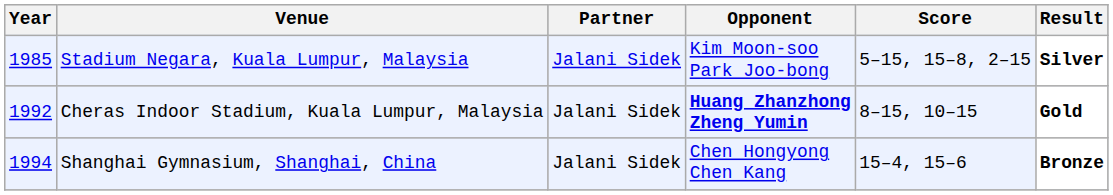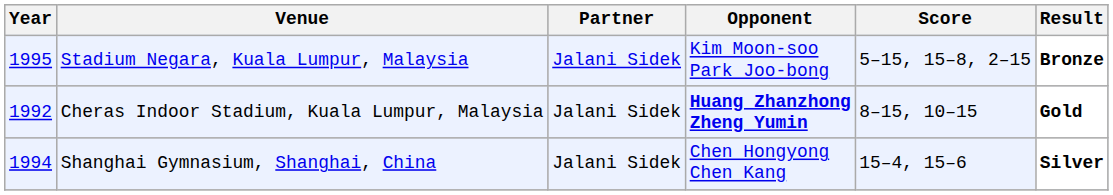(31, 60) 1985 -> (31, 60) 1995
(1072, 60) Silver -> (1072, 60) Bronze
(1072, 163) Bronze -> (1072, 163) Silver
